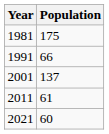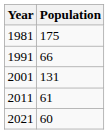(50, 77) 137 -> (50, 77) 131
